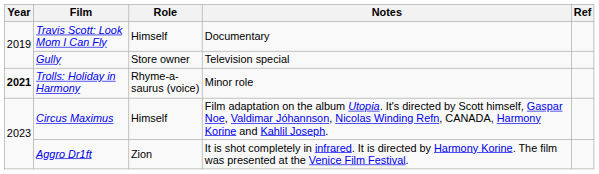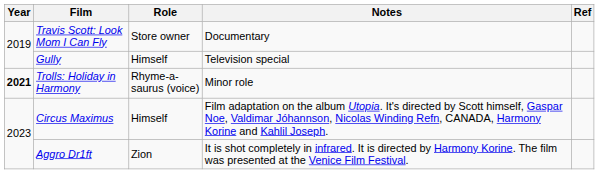(149, 36) Himself -> (160, 36) Store owner
(160, 59) Store owner -> (149, 59) Himself
